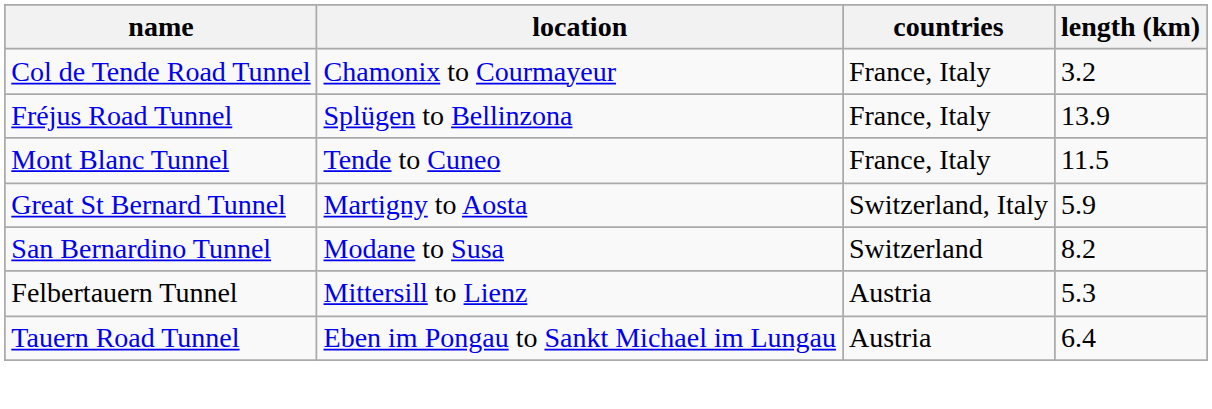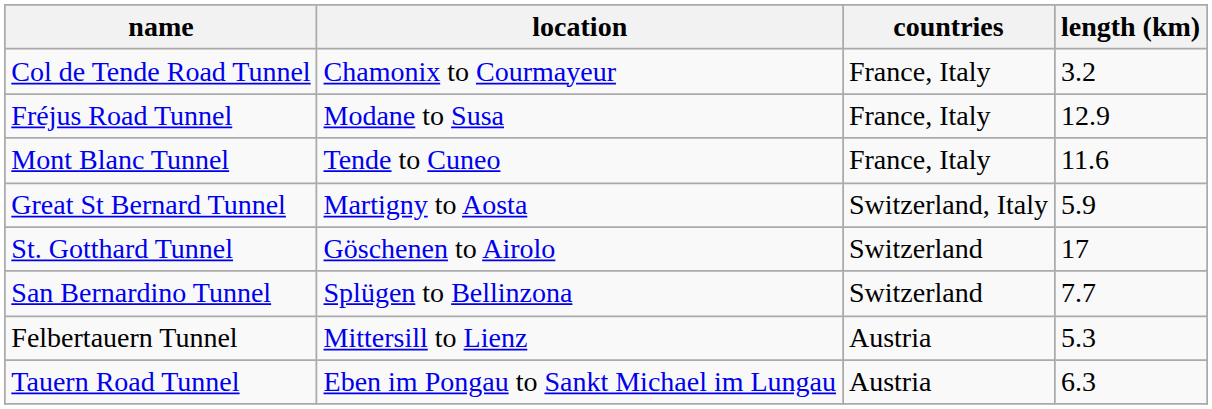(448, 115) Splügen to Bellinzona -> (414, 115) Modane to Susa
(1085, 115) 13.9 -> (1085, 115) 12.9
(1085, 159) 11.5 -> (1085, 159) 11.6
+ row: (122, 248)
(414, 248) Modane to Susa -> (448, 293) Splügen to Bellinzona
(1078, 248) 8.2 -> (1078, 293) 7.7
(1078, 337) 6.4 -> (1078, 381) 6.3
